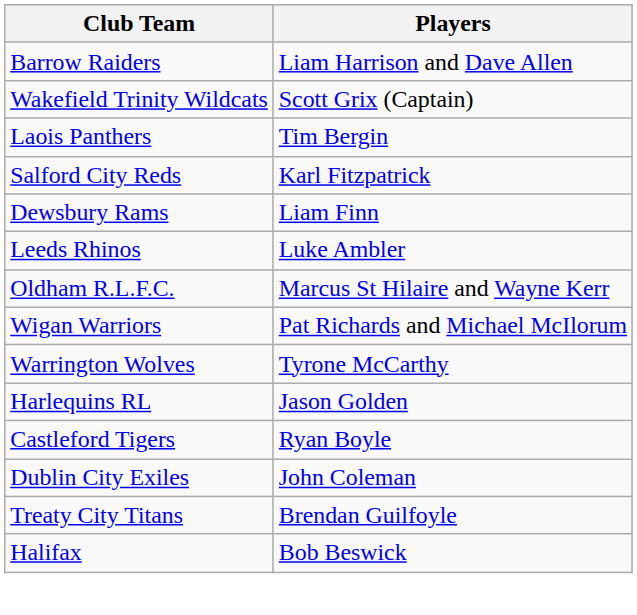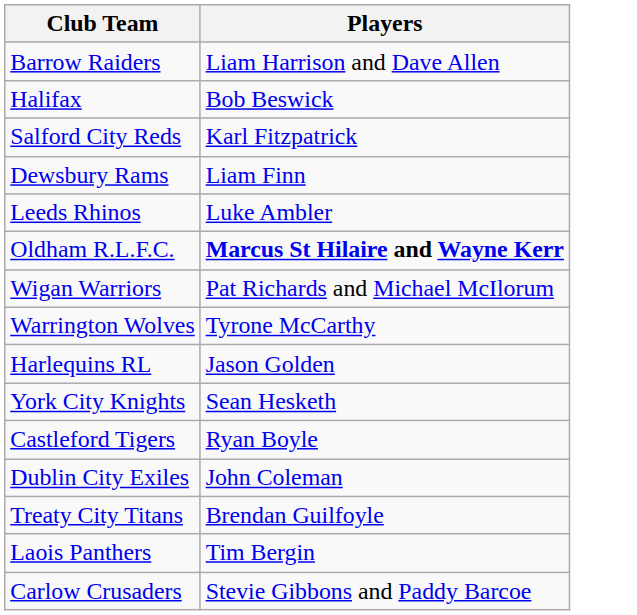- row: (139, 99)
rows swapped: (46, 552) <-> (81, 136)
(444, 288) normal -> (385, 250) bold
+ row: (98, 401)
+ row: (96, 590)
